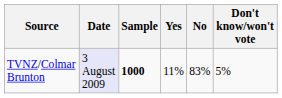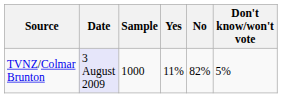(133, 70) bold -> (133, 70) normal
(200, 70) 83% -> (200, 70) 82%
